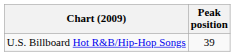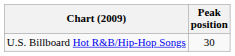(209, 42) 39 -> (209, 42) 30
